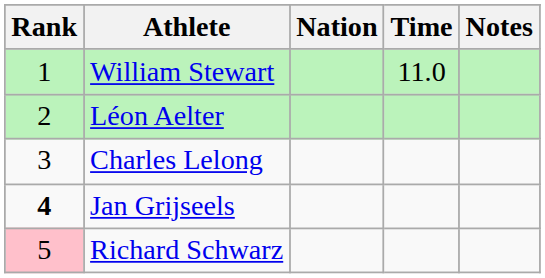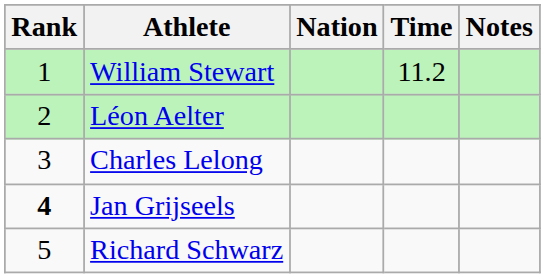(422, 71) 11.0 -> (422, 71) 11.2
(44, 250) pink background -> (44, 250) no background
